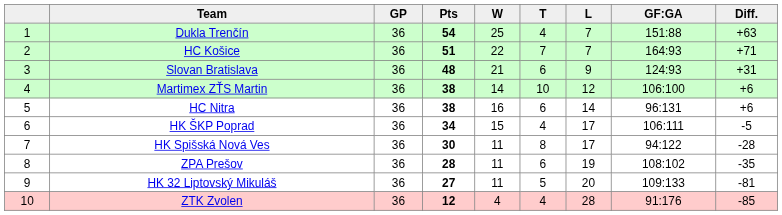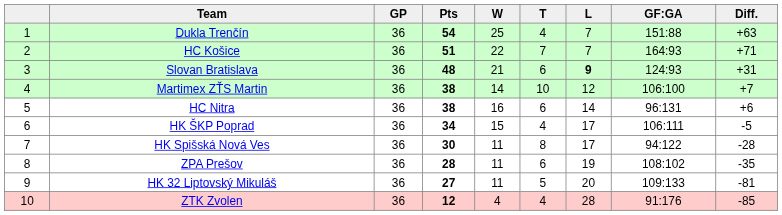(588, 70) normal -> (588, 70) bold
(747, 89) +6 -> (747, 89) +7
